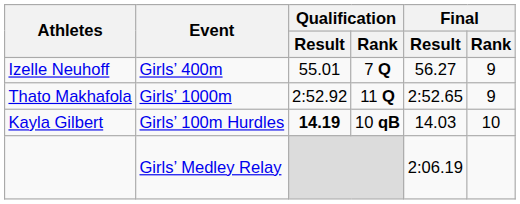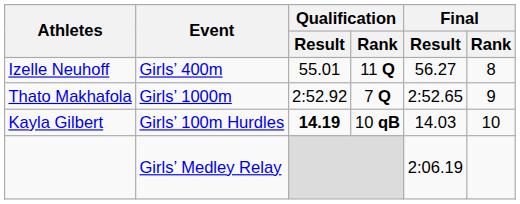(377, 70) 7 Q -> (377, 70) 11 Q
(491, 70) 9 -> (491, 70) 8
(377, 97) 11 Q -> (377, 97) 7 Q
